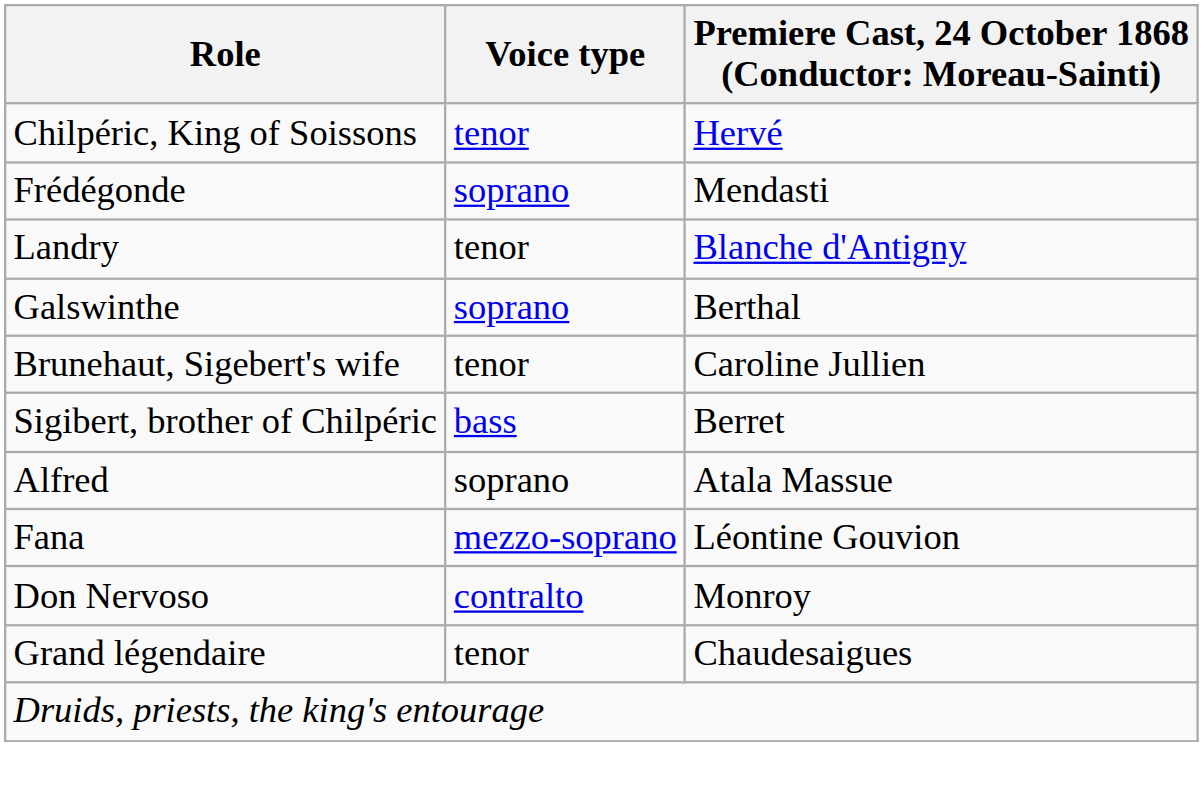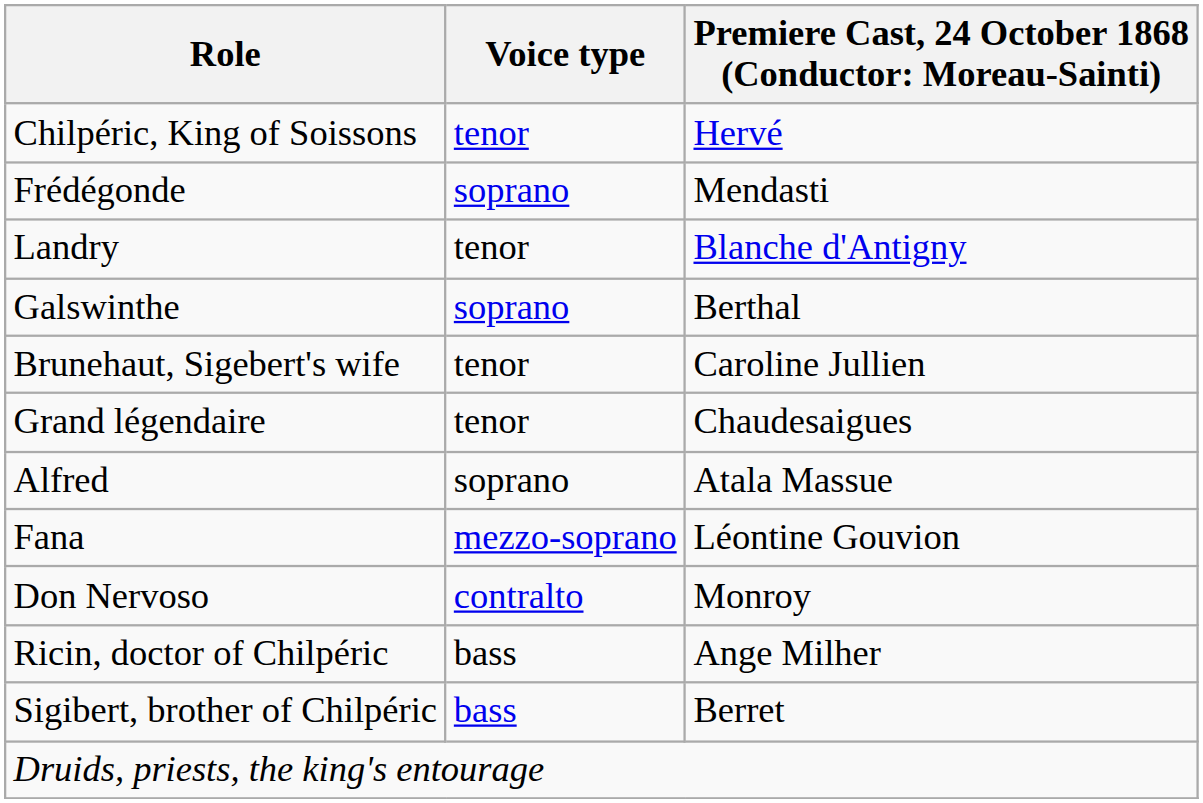rows swapped: (225, 421) <-> (140, 653)
+ row: (201, 653)
